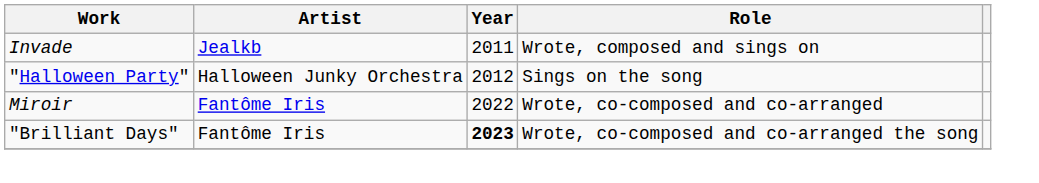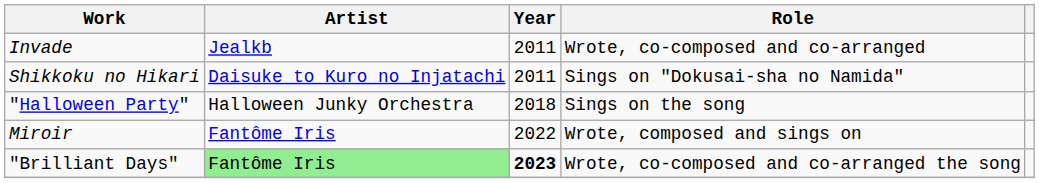(671, 48) Wrote, composed and sings on -> (745, 48) Wrote, co-composed and co-arranged
+ row: (104, 77)
(493, 77) 2012 -> (535, 106) 2018
(703, 106) Wrote, co-composed and co-arranged -> (713, 134) Wrote, composed and sings on
(261, 134) no background -> (272, 163) lightgreen background
